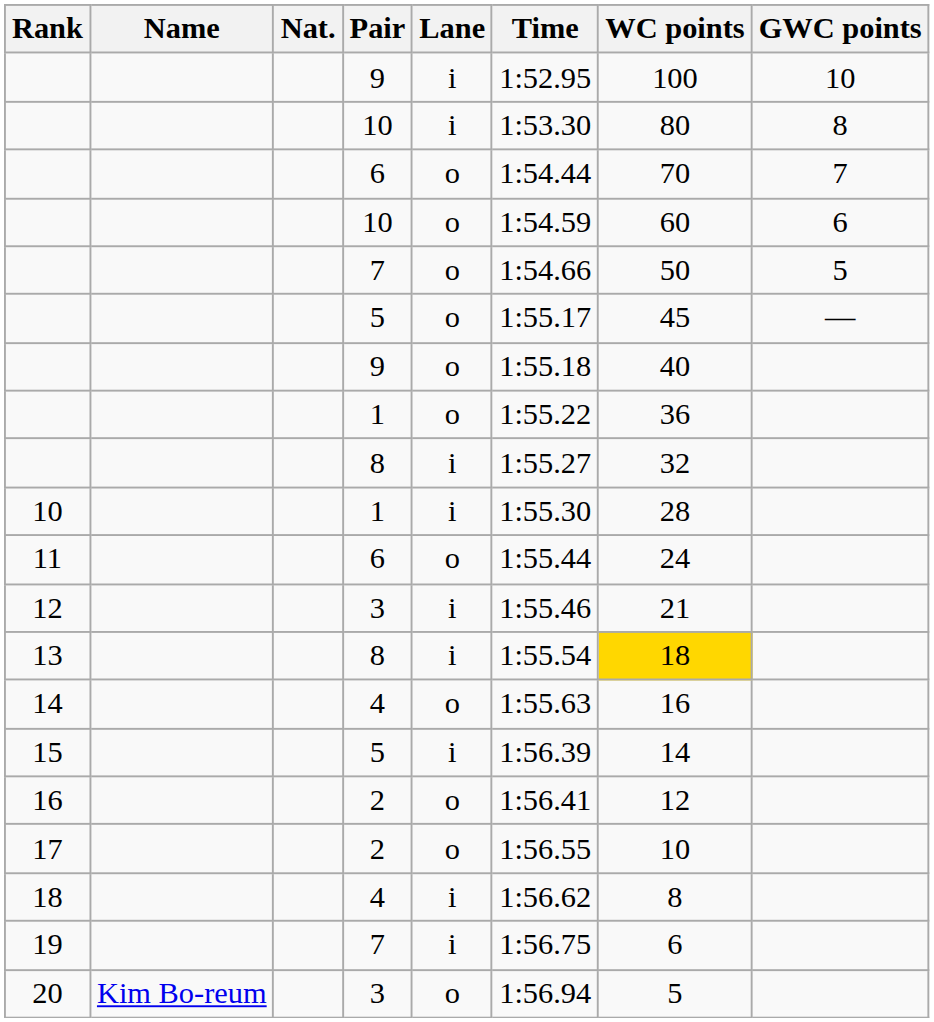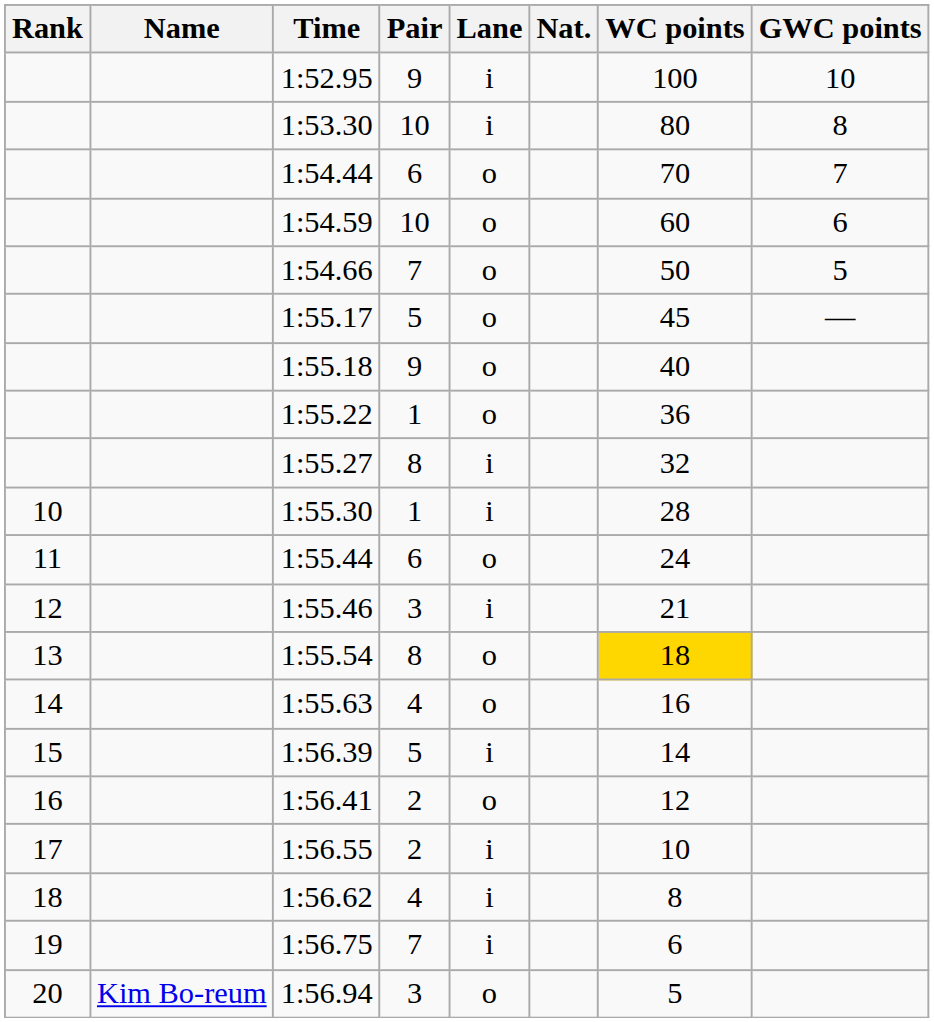columns swapped: (308, 28) <-> (545, 28)
(452, 655) i -> (489, 655) o
(452, 848) o -> (489, 848) i
